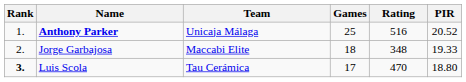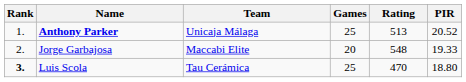(399, 31) 516 -> (399, 31) 513
(350, 49) 18 -> (350, 49) 20
(399, 49) 348 -> (399, 49) 548
(350, 67) 17 -> (350, 67) 25
